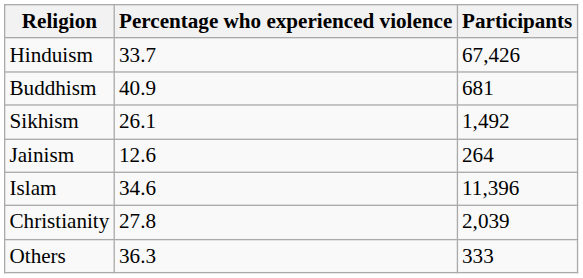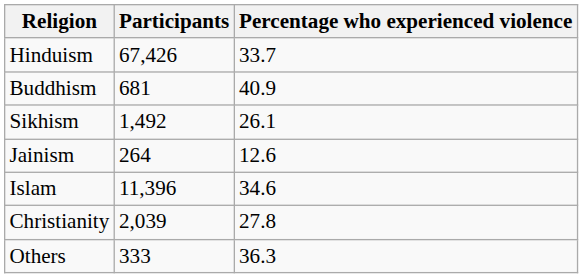columns swapped: (517, 21) <-> (286, 21)
